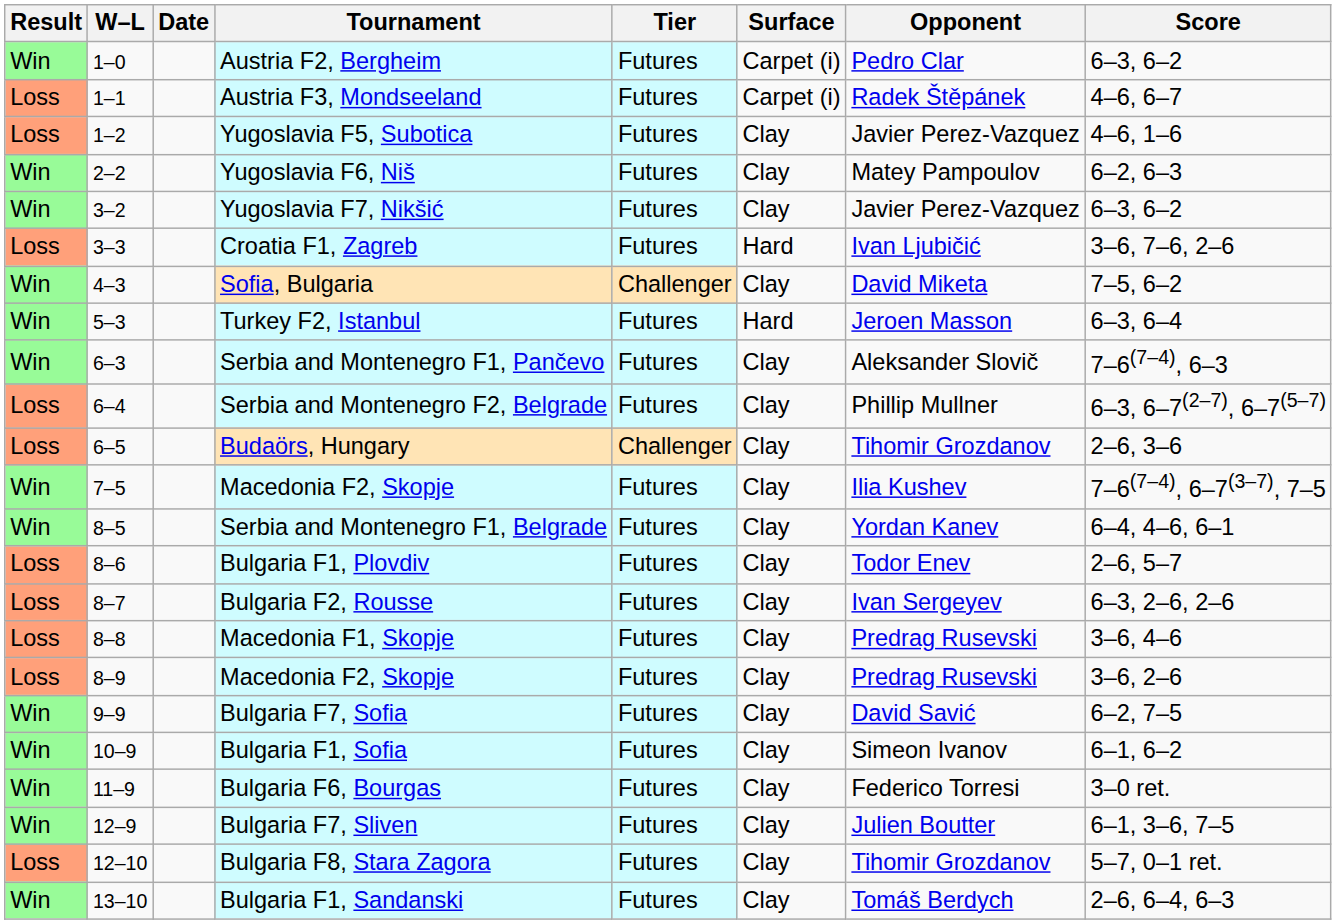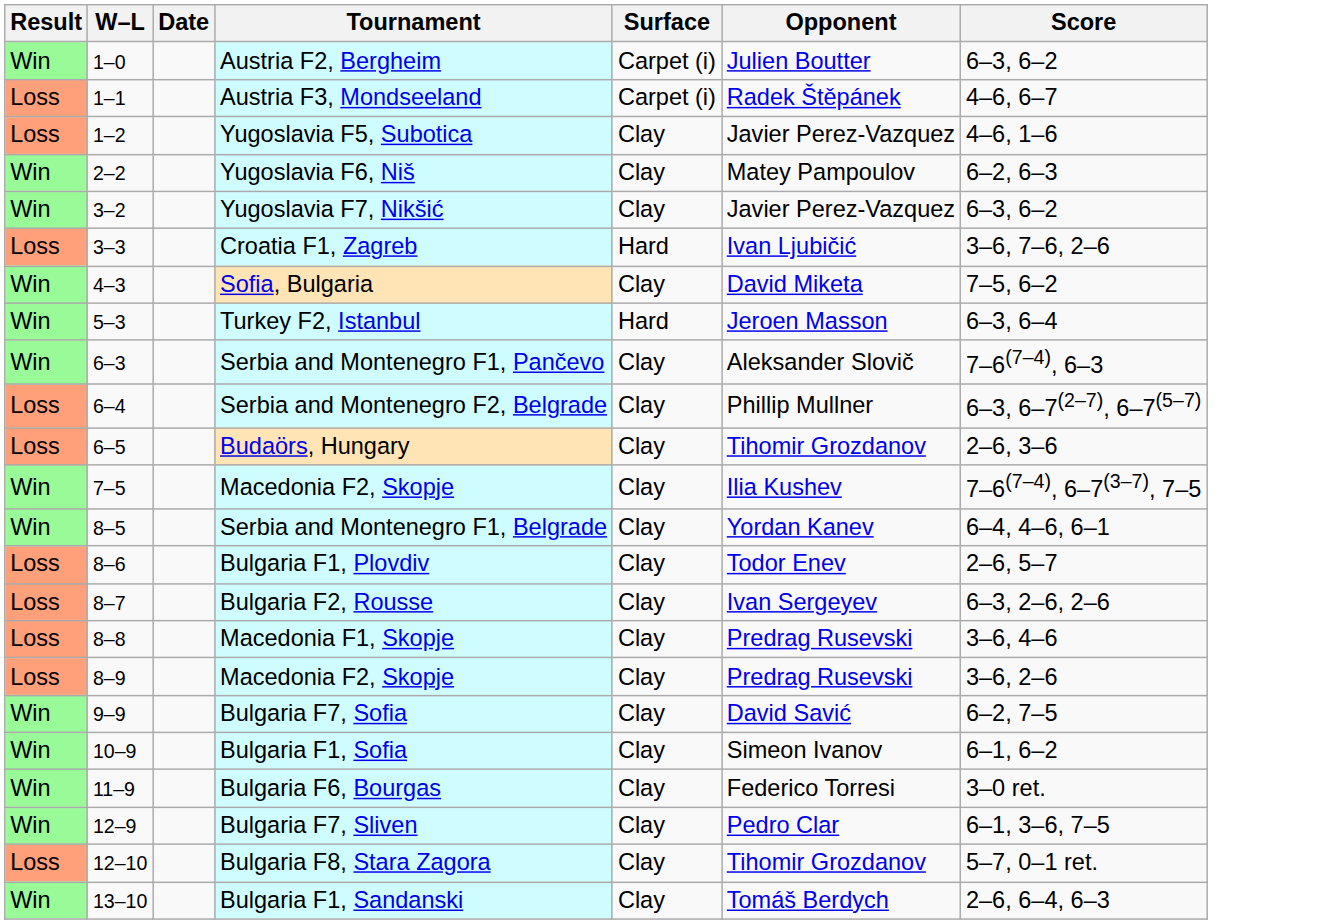- column: (675, 23)
(908, 60) Pedro Clar -> (799, 60) Julien Boutter
(923, 825) Julien Boutter -> (783, 825) Pedro Clar
